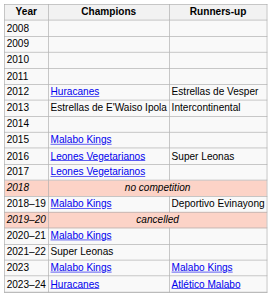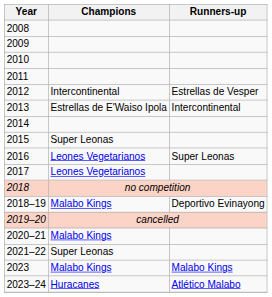(75, 92) Huracanes -> (85, 92) Intercontinental
(81, 140) Malabo Kings -> (82, 140) Super Leonas
